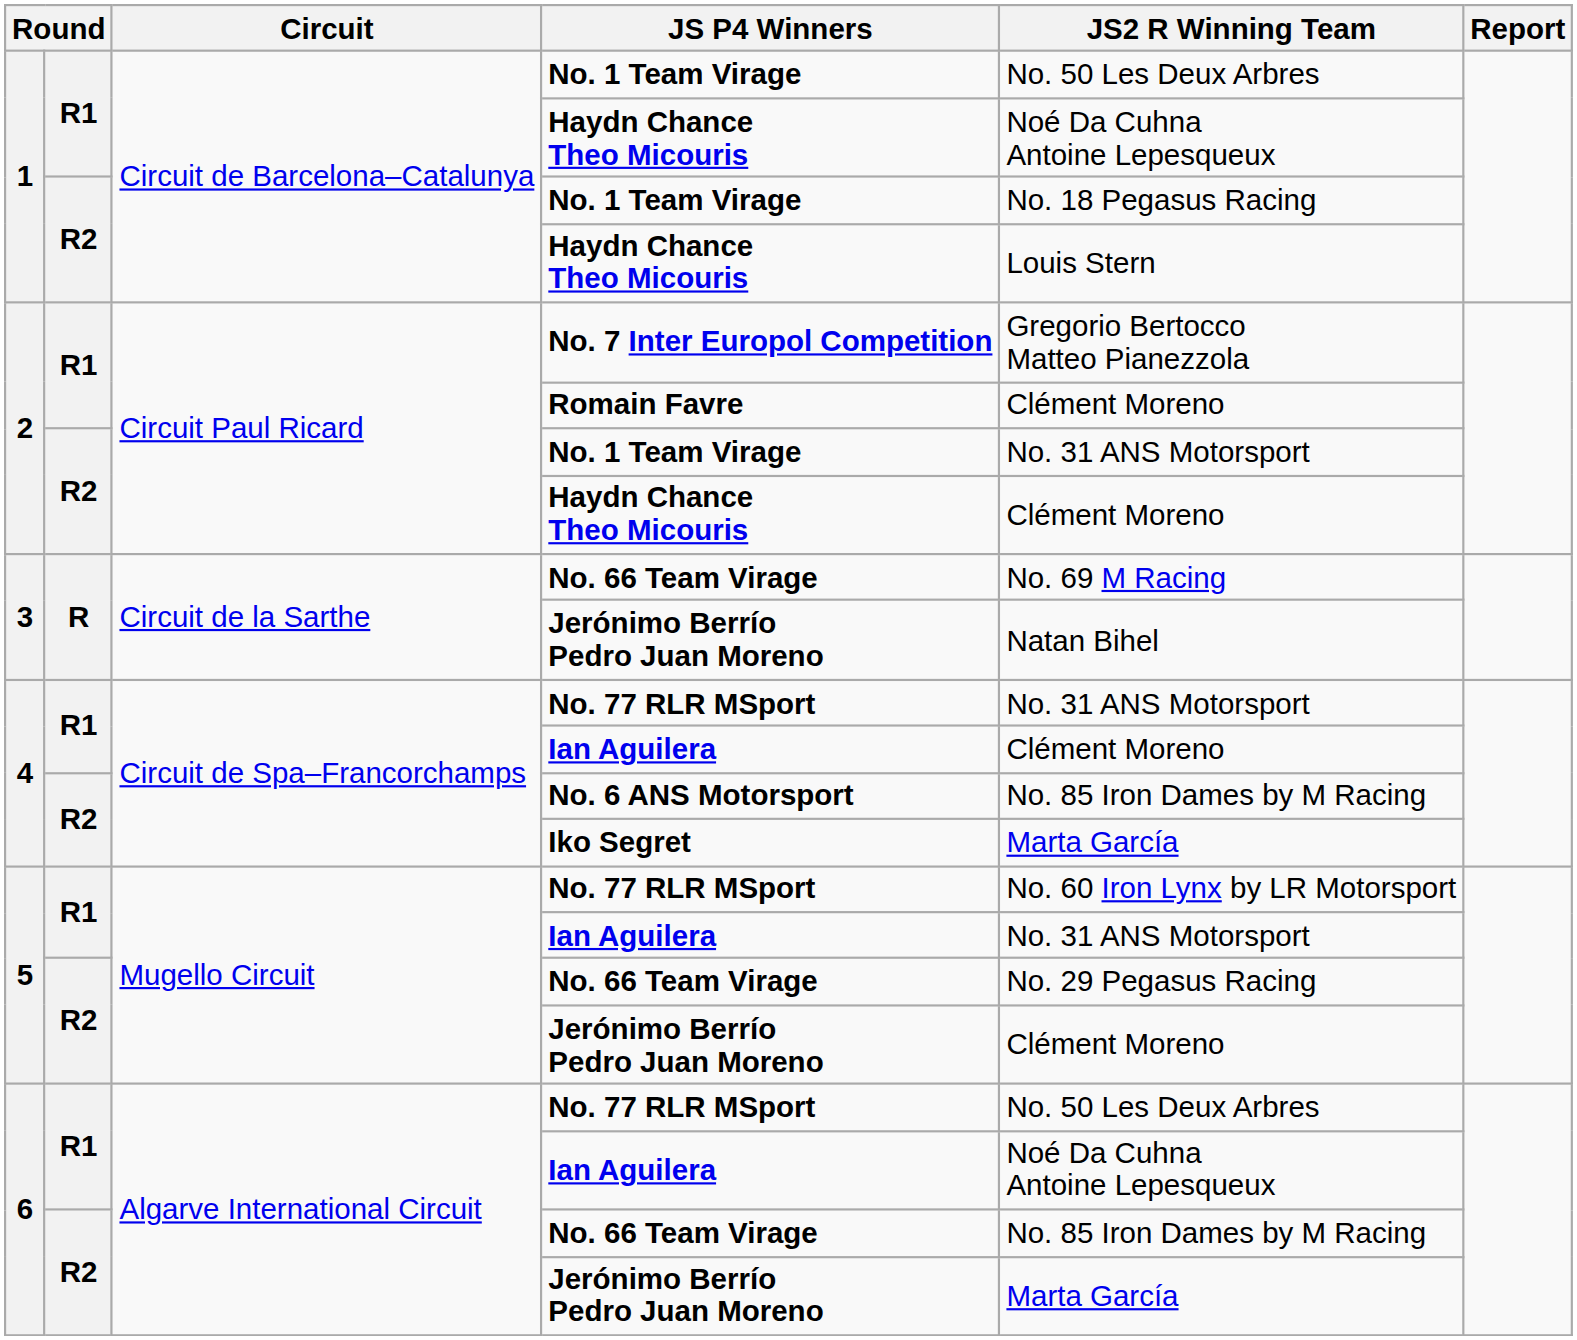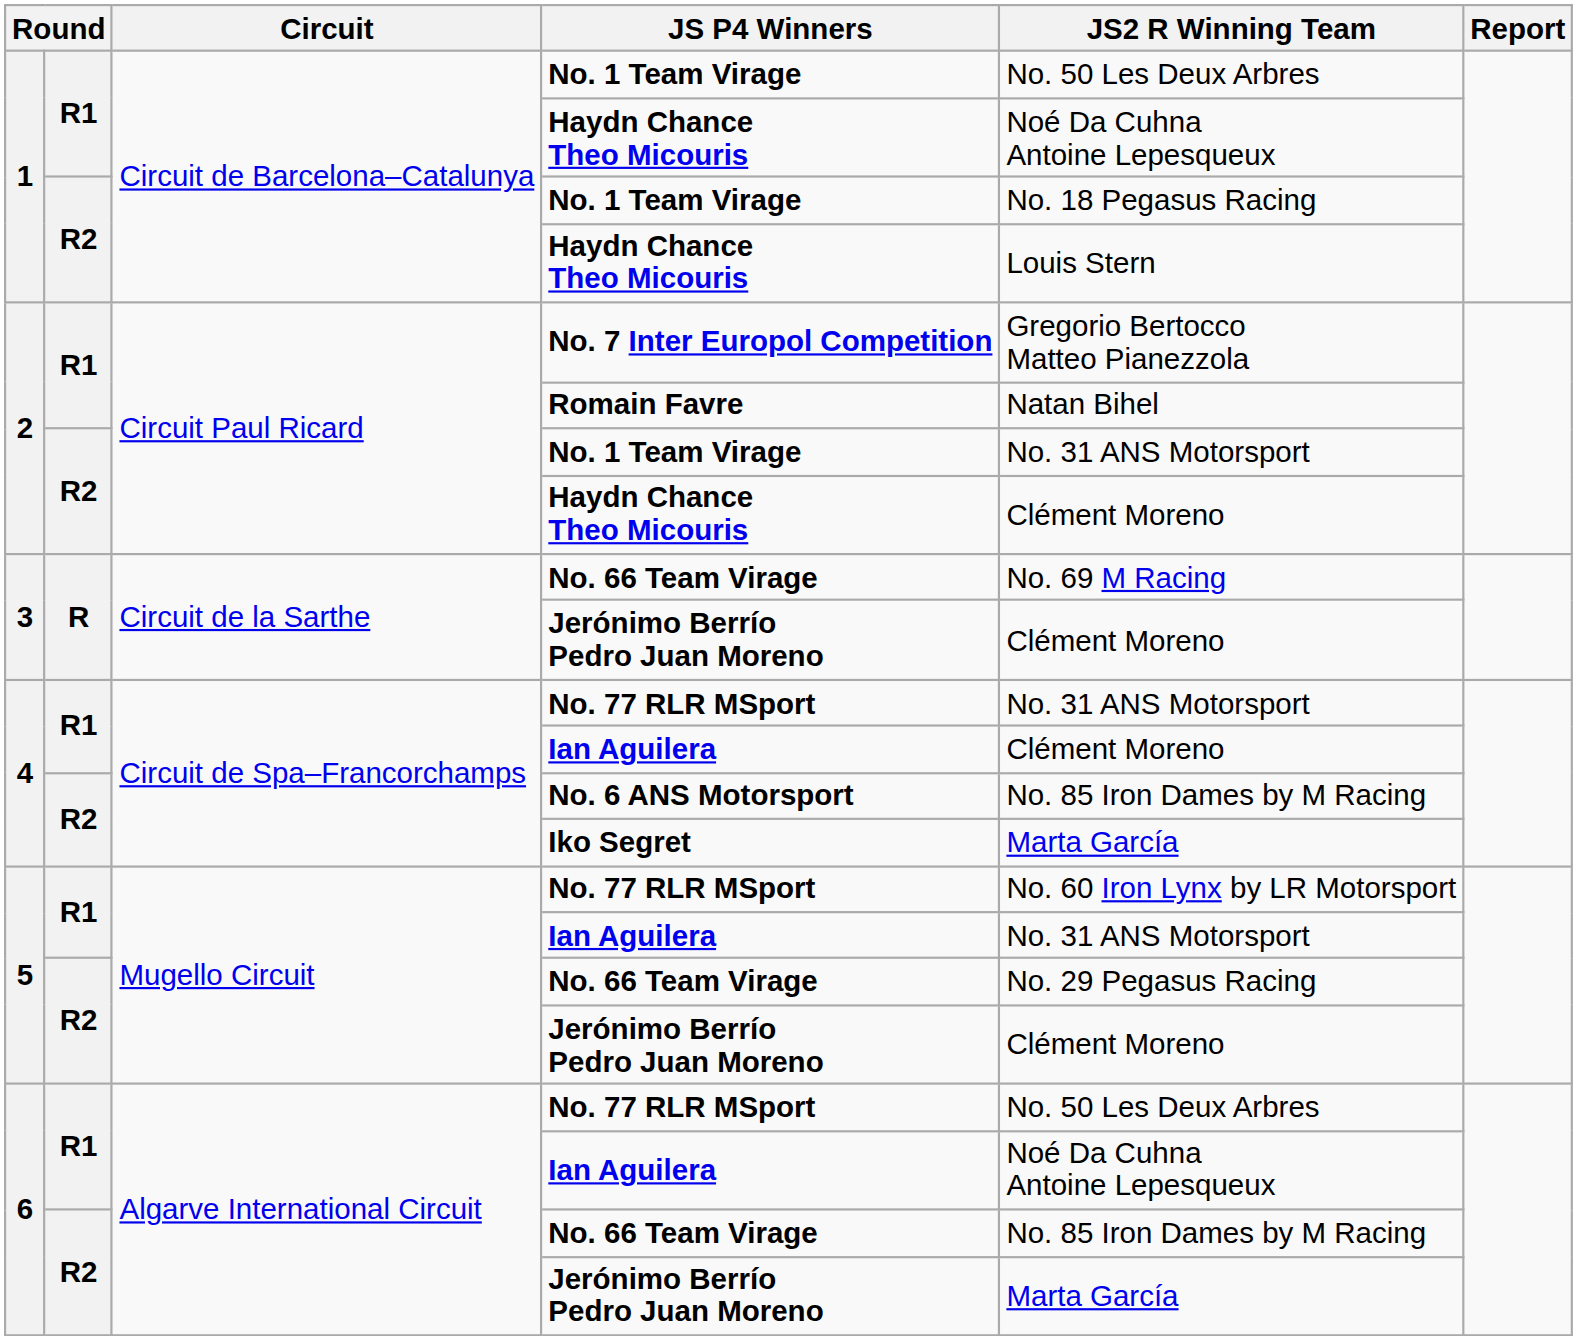(1115, 405) Clément Moreno -> (1083, 405) Natan Bihel
(1083, 640) Natan Bihel -> (1115, 640) Clément Moreno
